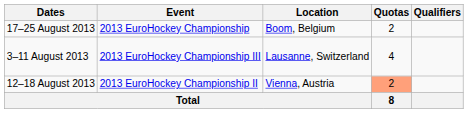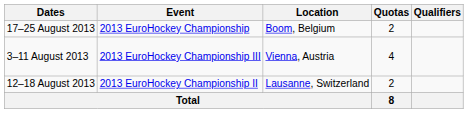(317, 56) Lausanne, Switzerland -> (300, 56) Vienna, Austria
(300, 84) Vienna, Austria -> (317, 84) Lausanne, Switzerland
(391, 84) lightsalmon background -> (391, 84) no background
